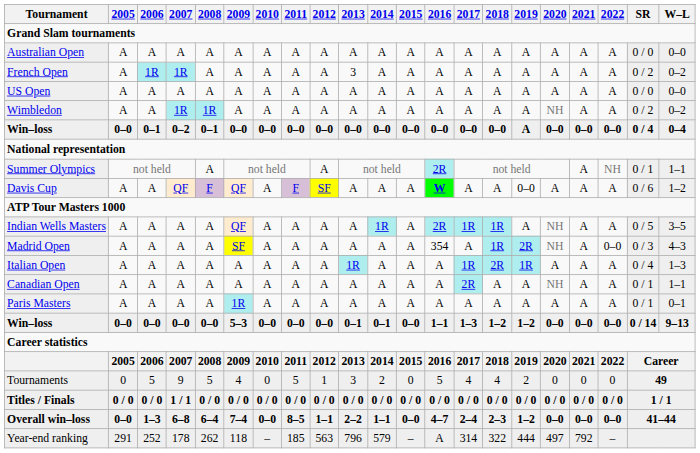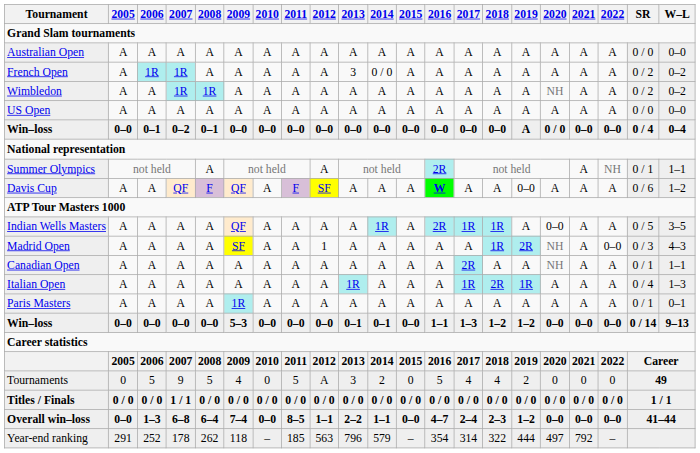(382, 72) A -> (382, 72) 0 / 0
rows swapped: (34, 110) <-> (29, 91)
(555, 130) 0–0 -> (555, 130) 0 / 0
(555, 226) NH -> (555, 226) 0–0
(324, 245) A -> (324, 245) 1
(440, 245) 354 -> (440, 245) A
rows swapped: (36, 265) <-> (43, 284)
(324, 381) 1 -> (324, 381) A
(440, 438) A -> (440, 438) 354
